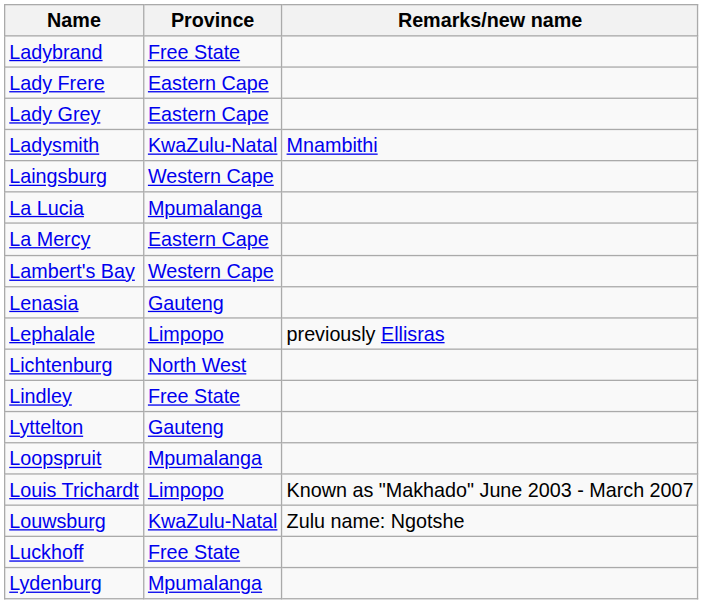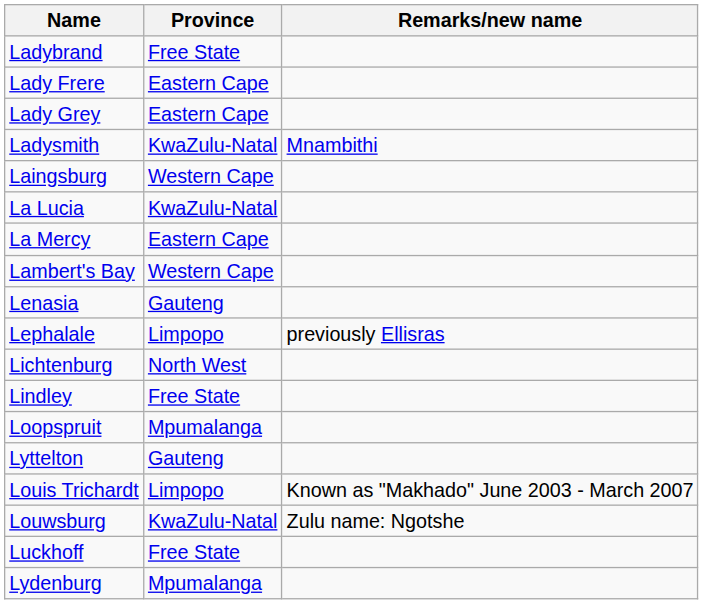(205, 208) Mpumalanga -> (213, 208) KwaZulu-Natal
rows swapped: (46, 427) <-> (55, 458)
